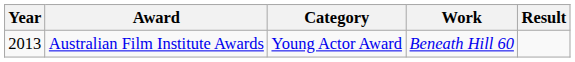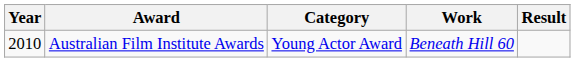(25, 43) 2013 -> (25, 43) 2010
